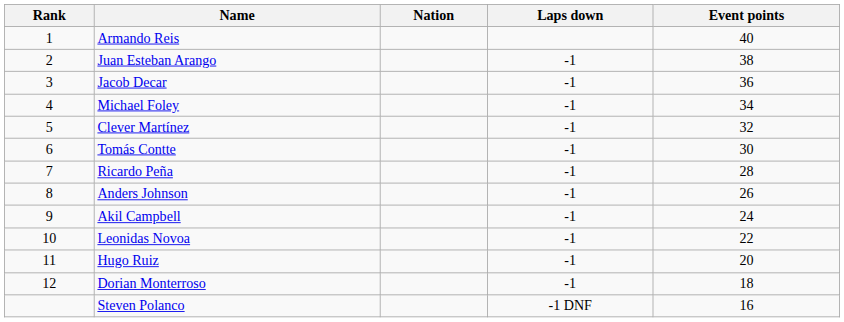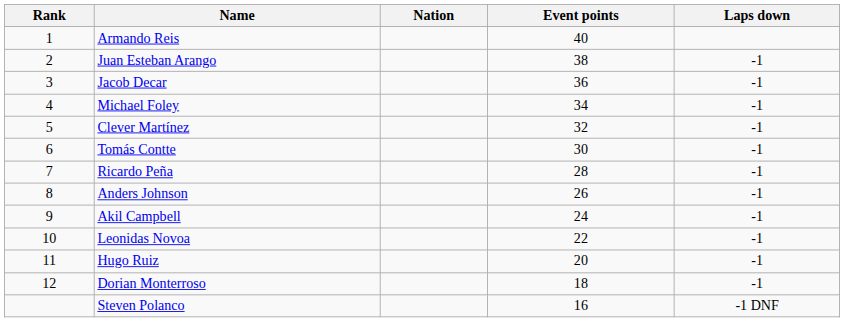columns swapped: (570, 15) <-> (746, 15)
